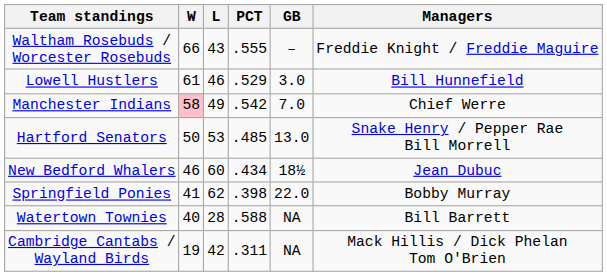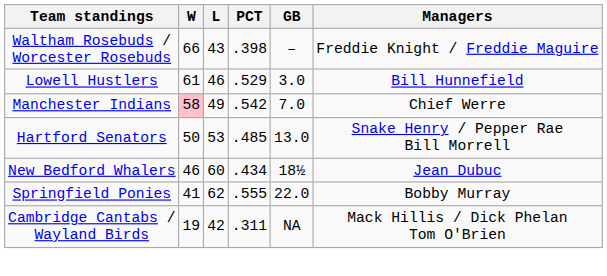(249, 49) .555 -> (249, 49) .398
(249, 194) .398 -> (249, 194) .555
- row: (92, 218)
